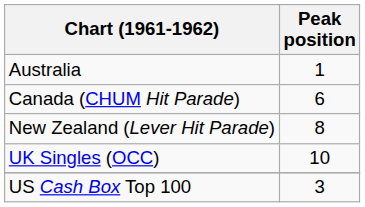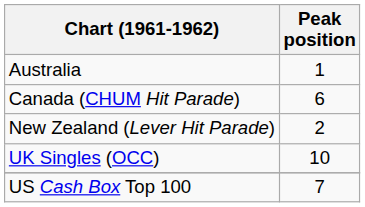(320, 128) 8 -> (320, 128) 2
(320, 187) 3 -> (320, 187) 7
